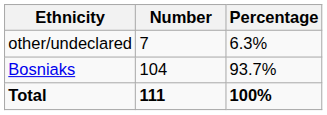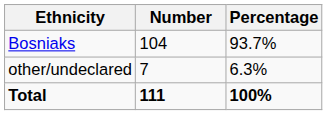rows swapped: (42, 69) <-> (70, 43)
